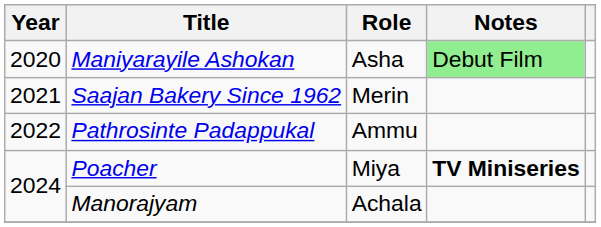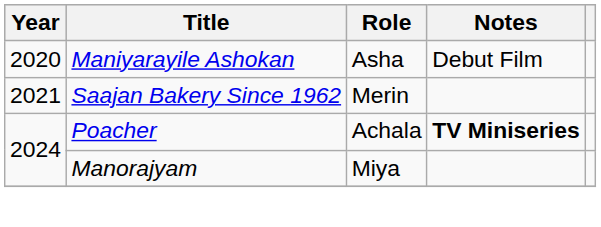(487, 58) lightgreen background -> (487, 58) no background
- row: (193, 131)
(376, 167) Miya -> (387, 131) Achala
(387, 204) Achala -> (376, 167) Miya
